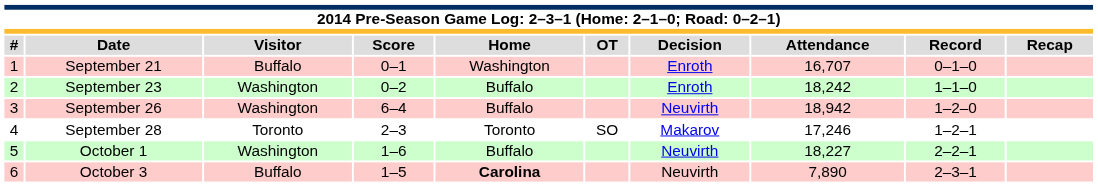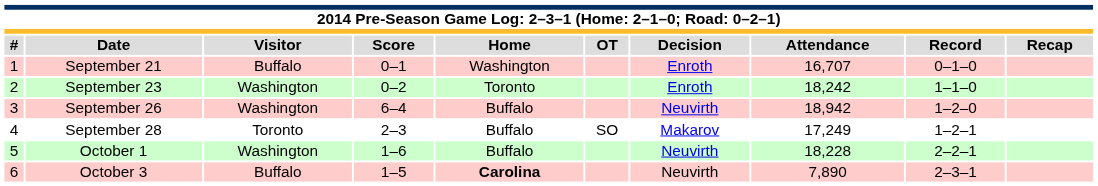(510, 87) Buffalo -> (510, 87) Toronto
(510, 129) Toronto -> (510, 129) Buffalo
(828, 129) 17,246 -> (828, 129) 17,249
(828, 150) 18,227 -> (828, 150) 18,228
